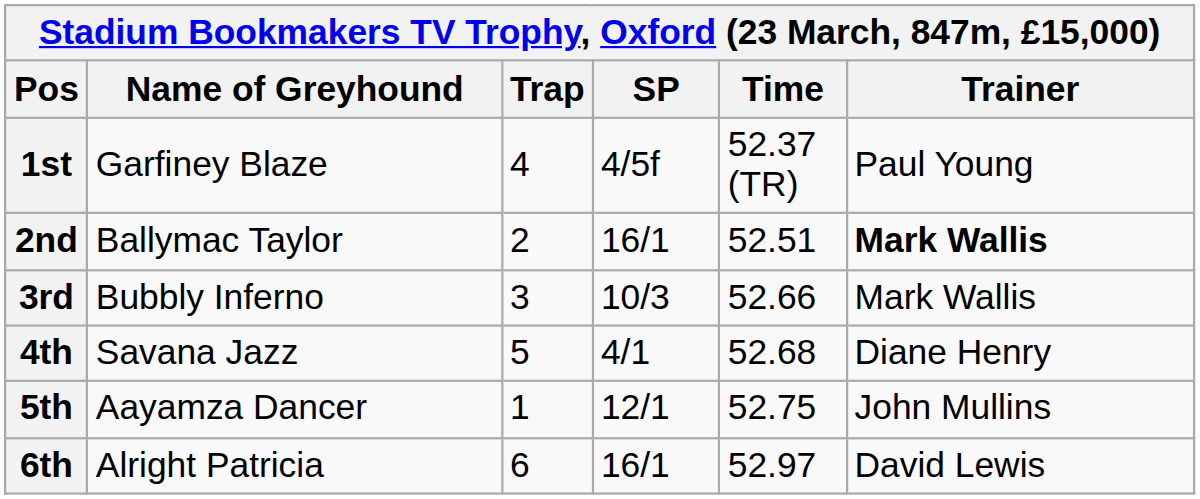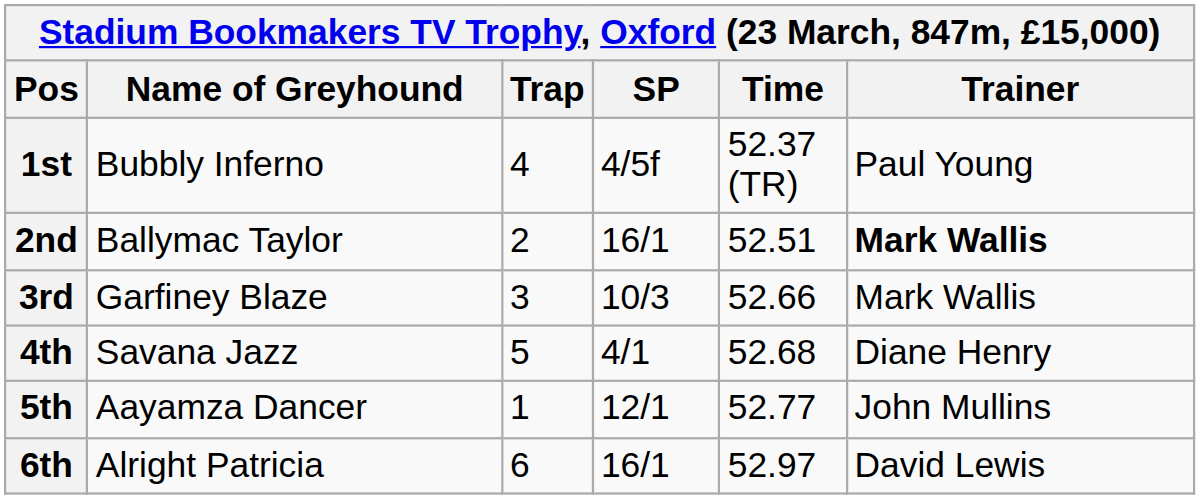(212, 164) Garfiney Blaze -> (210, 164) Bubbly Inferno
(210, 296) Bubbly Inferno -> (212, 296) Garfiney Blaze
(772, 408) 52.75 -> (772, 408) 52.77
